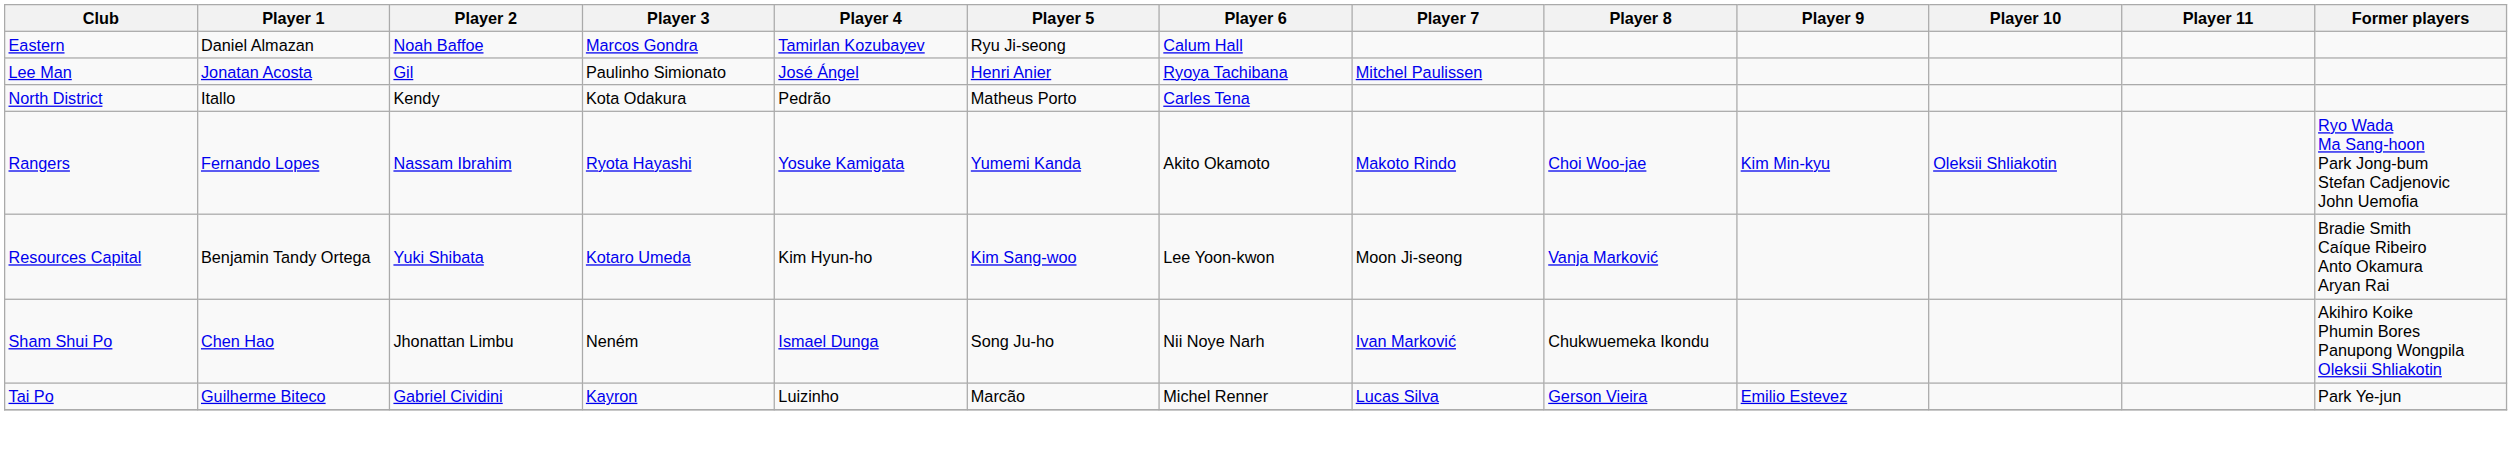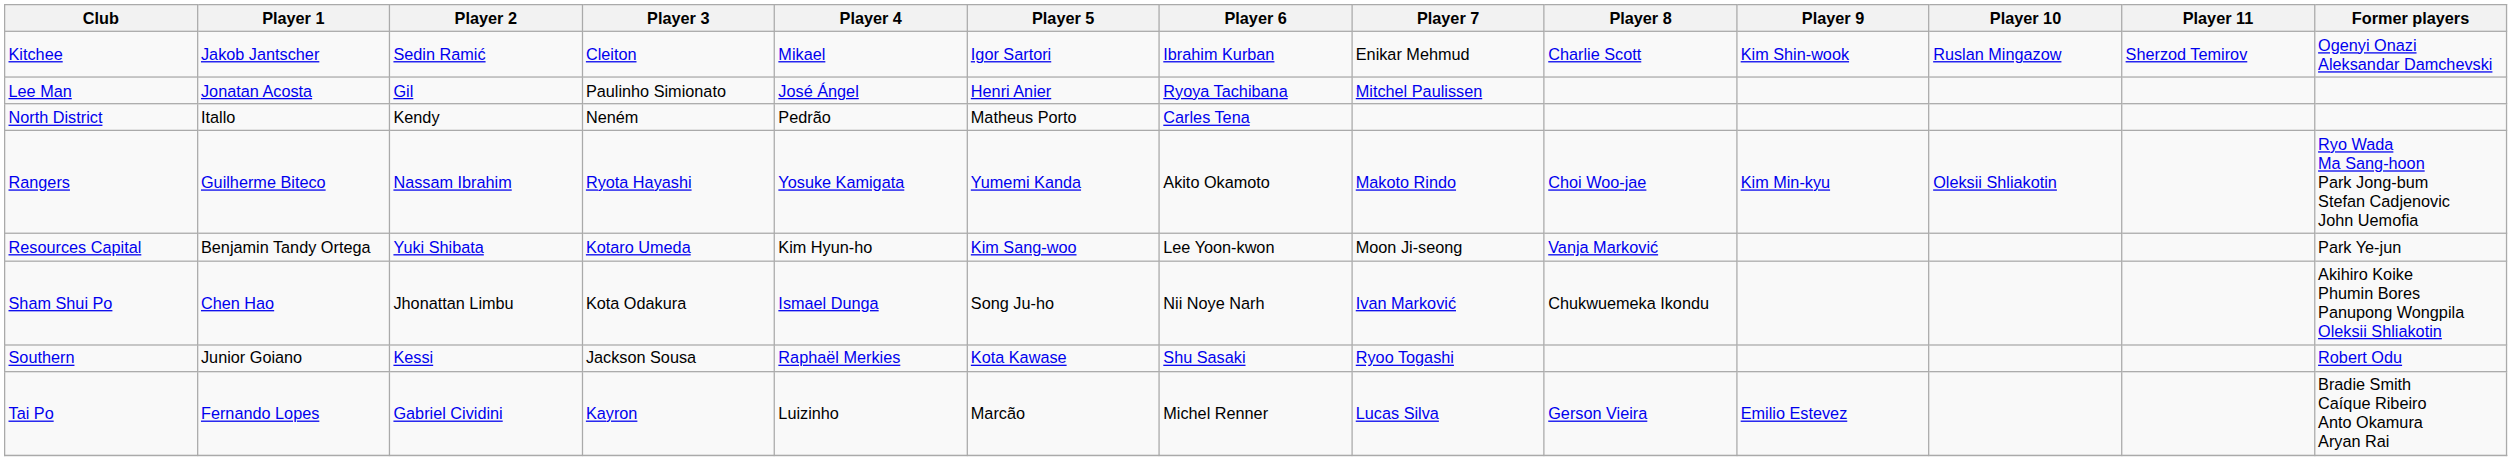- row: (37, 45)
+ row: (36, 54)
(636, 98) Kota Odakura -> (612, 117) Neném
(260, 163) Fernando Lopes -> (263, 182) Guilherme Biteco
(2372, 257) Bradie Smith Caíque Ribeiro Anto Okamura Aryan Rai -> (2360, 247) Park Ye-jun
(612, 340) Neném -> (636, 302) Kota Odakura
+ row: (41, 358)
(263, 396) Guilherme Biteco -> (260, 413) Fernando Lopes
(2360, 396) Park Ye-jun -> (2372, 413) Bradie Smith Caíque Ribeiro Anto Okamura Aryan Rai
